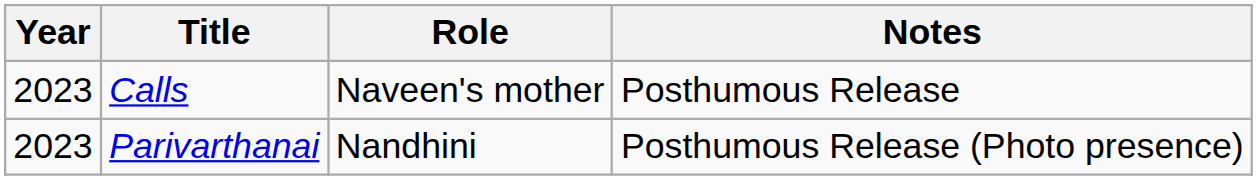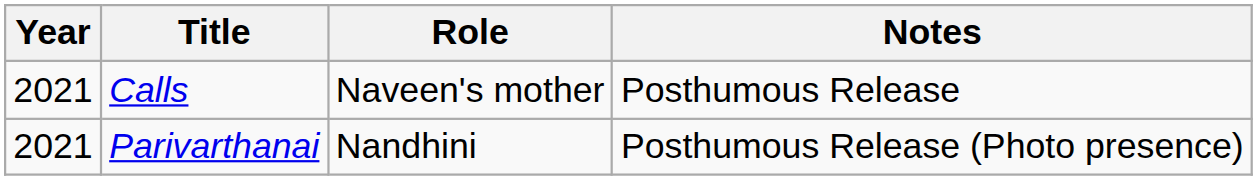(53, 89) 2023 -> (53, 89) 2021
(53, 145) 2023 -> (53, 145) 2021
